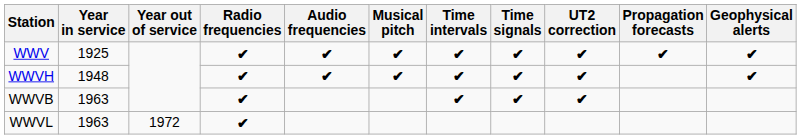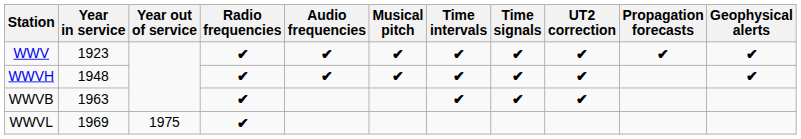(93, 53) 1925 -> (93, 53) 1923
(93, 122) 1963 -> (93, 122) 1969
(164, 122) 1972 -> (164, 122) 1975
